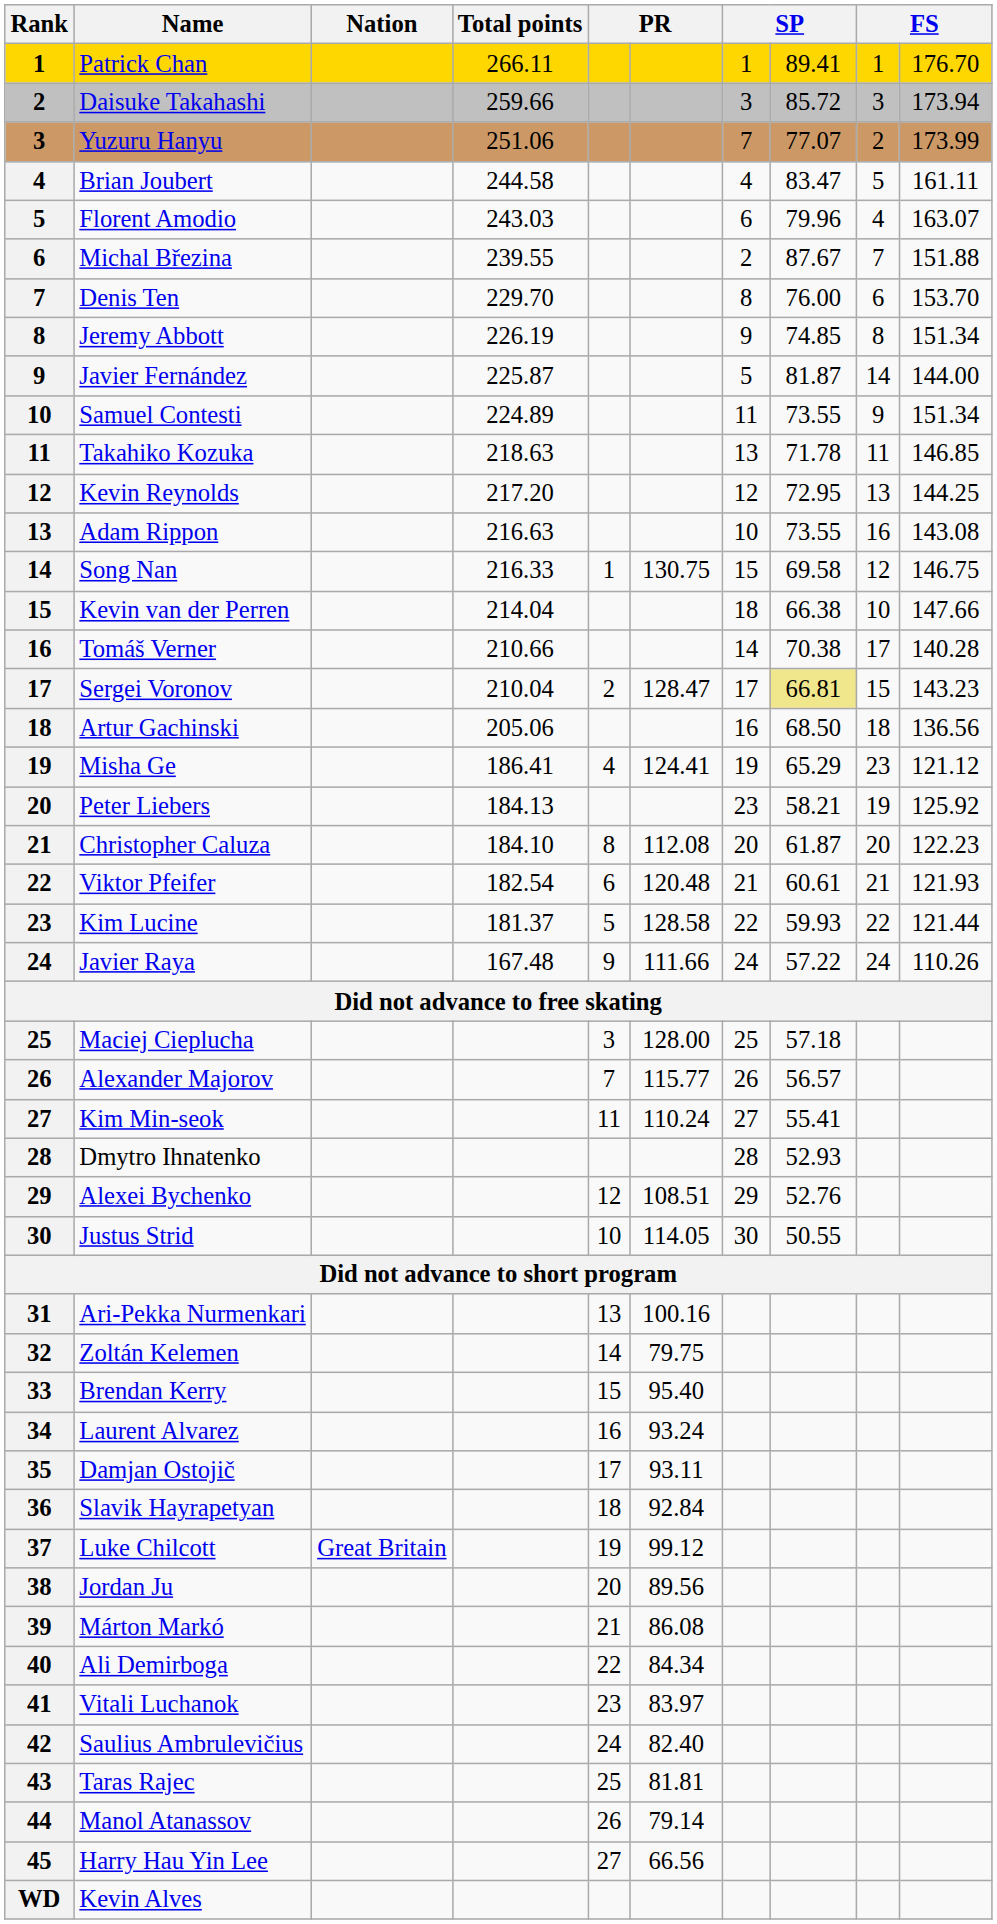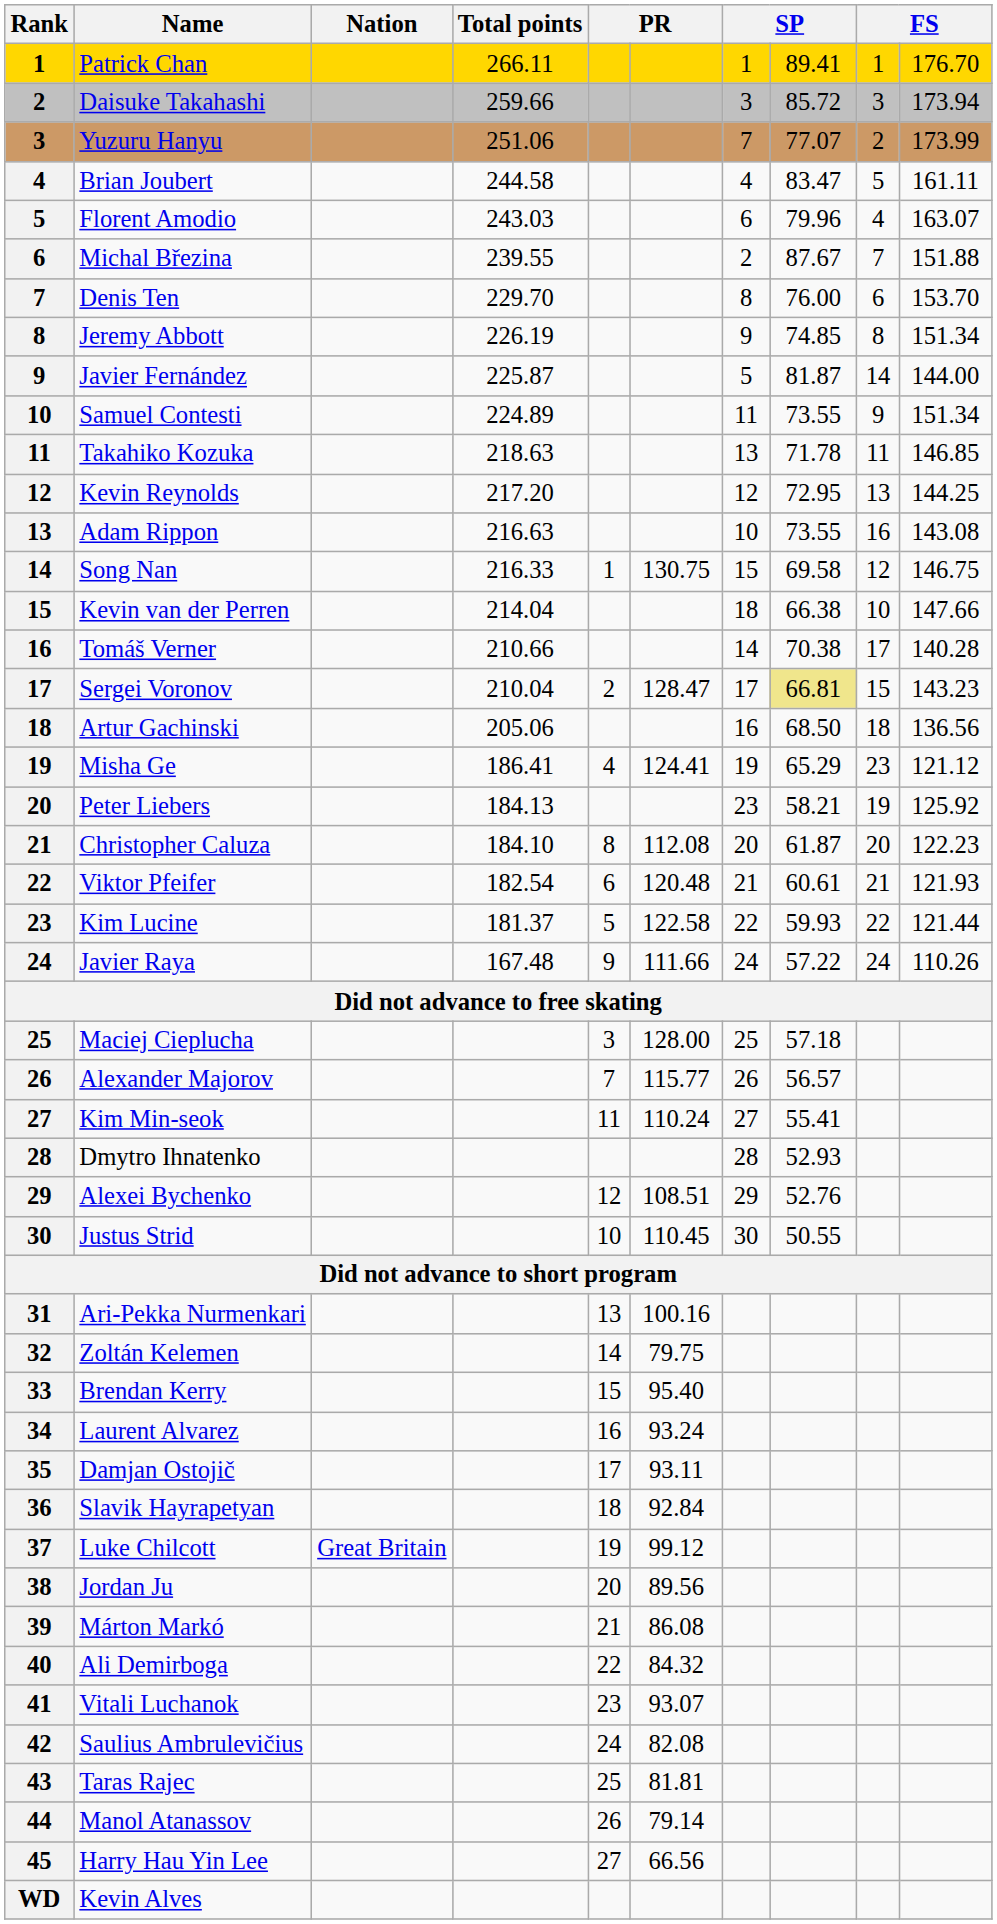(676, 922) 128.58 -> (676, 922) 122.58
(676, 1235) 114.05 -> (676, 1235) 110.45
(676, 1665) 84.34 -> (676, 1665) 84.32
(676, 1704) 83.97 -> (676, 1704) 93.07
(676, 1743) 82.40 -> (676, 1743) 82.08
